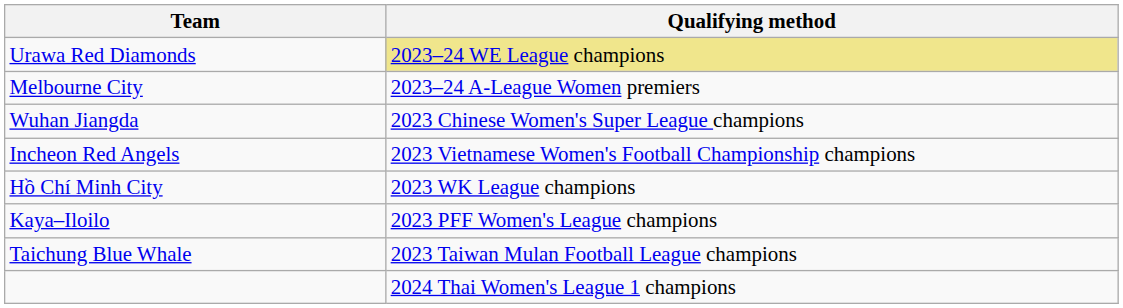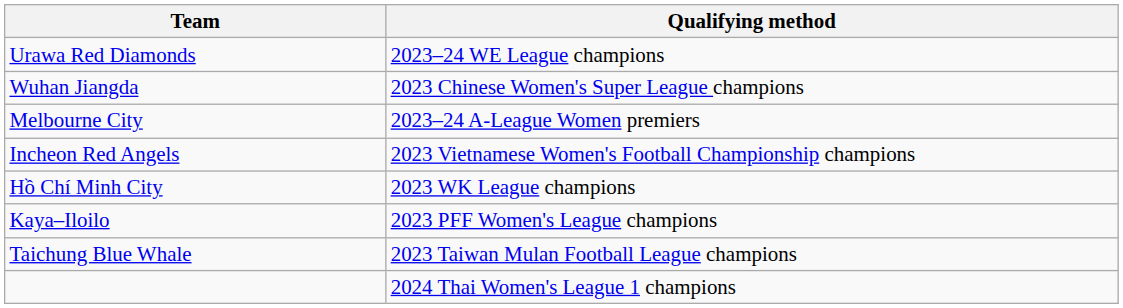(528, 54) khaki background -> (528, 54) no background
rows swapped: (76, 87) <-> (74, 120)
